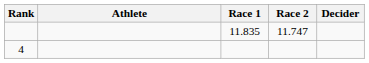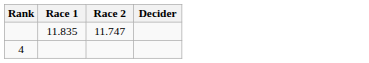- column: (129, 13)
